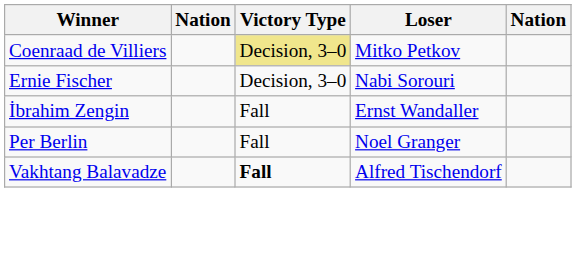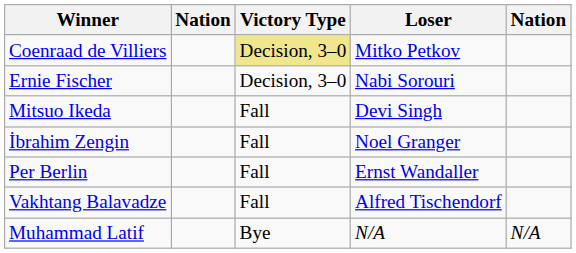+ row: (60, 111)
(417, 111) Ernst Wandaller -> (408, 141) Noel Granger
(408, 141) Noel Granger -> (417, 171) Ernst Wandaller
(256, 171) bold -> (255, 202) normal
+ row: (76, 232)
